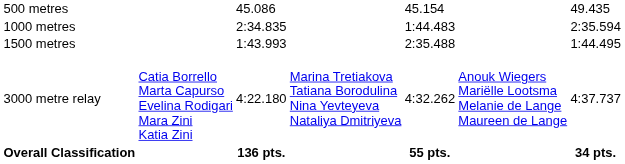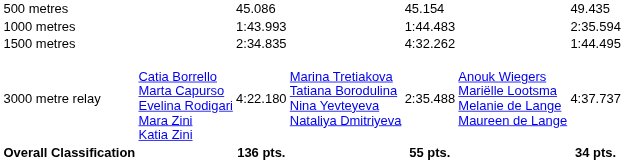(261, 26) 2:34.835 -> (261, 26) 1:43.993
(261, 44) 1:43.993 -> (261, 44) 2:34.835
(430, 44) 2:35.488 -> (430, 44) 4:32.262
(430, 98) 4:32.262 -> (430, 98) 2:35.488
